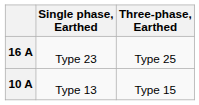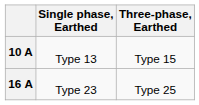rows swapped: (21, 84) <-> (21, 52)
